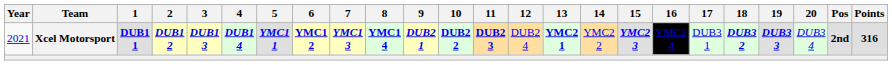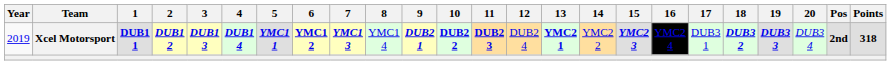(18, 38) 2021 -> (18, 38) 2019
(385, 38) bold -> (384, 38) normal
(869, 38) 316 -> (868, 38) 318
